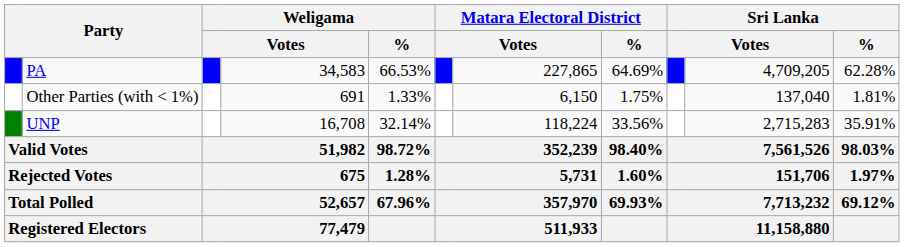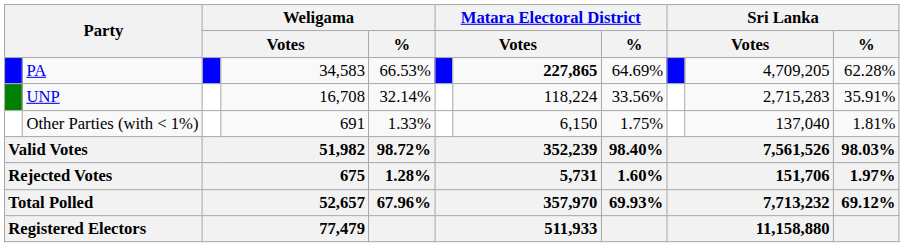(570, 70) normal -> (570, 70) bold
rows swapped: (43, 123) <-> (112, 96)
